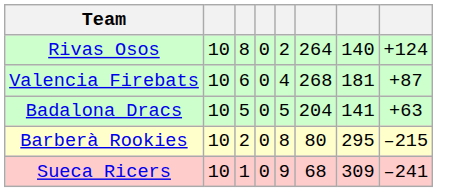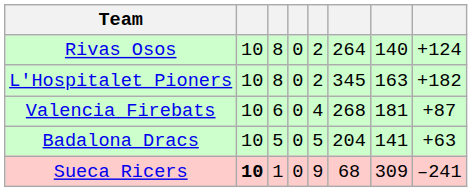+ row: (121, 80)
- row: (104, 141)
(219, 171) normal -> (252, 171) bold
